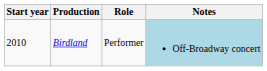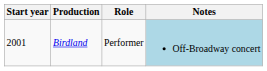(16, 42) 2010 -> (16, 42) 2001
